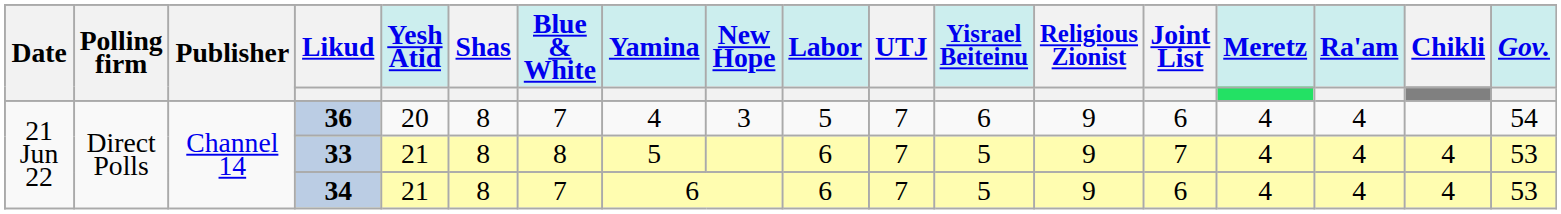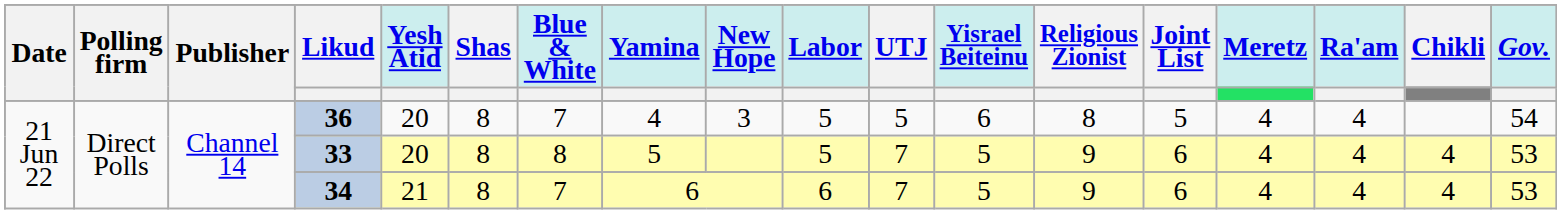(901, 118) 7 -> (901, 118) 5
(1089, 118) 9 -> (1089, 118) 8
(1180, 118) 6 -> (1180, 118) 5
(415, 154) 21 -> (415, 154) 20
(825, 154) 6 -> (825, 154) 5
(1180, 154) 7 -> (1180, 154) 6
